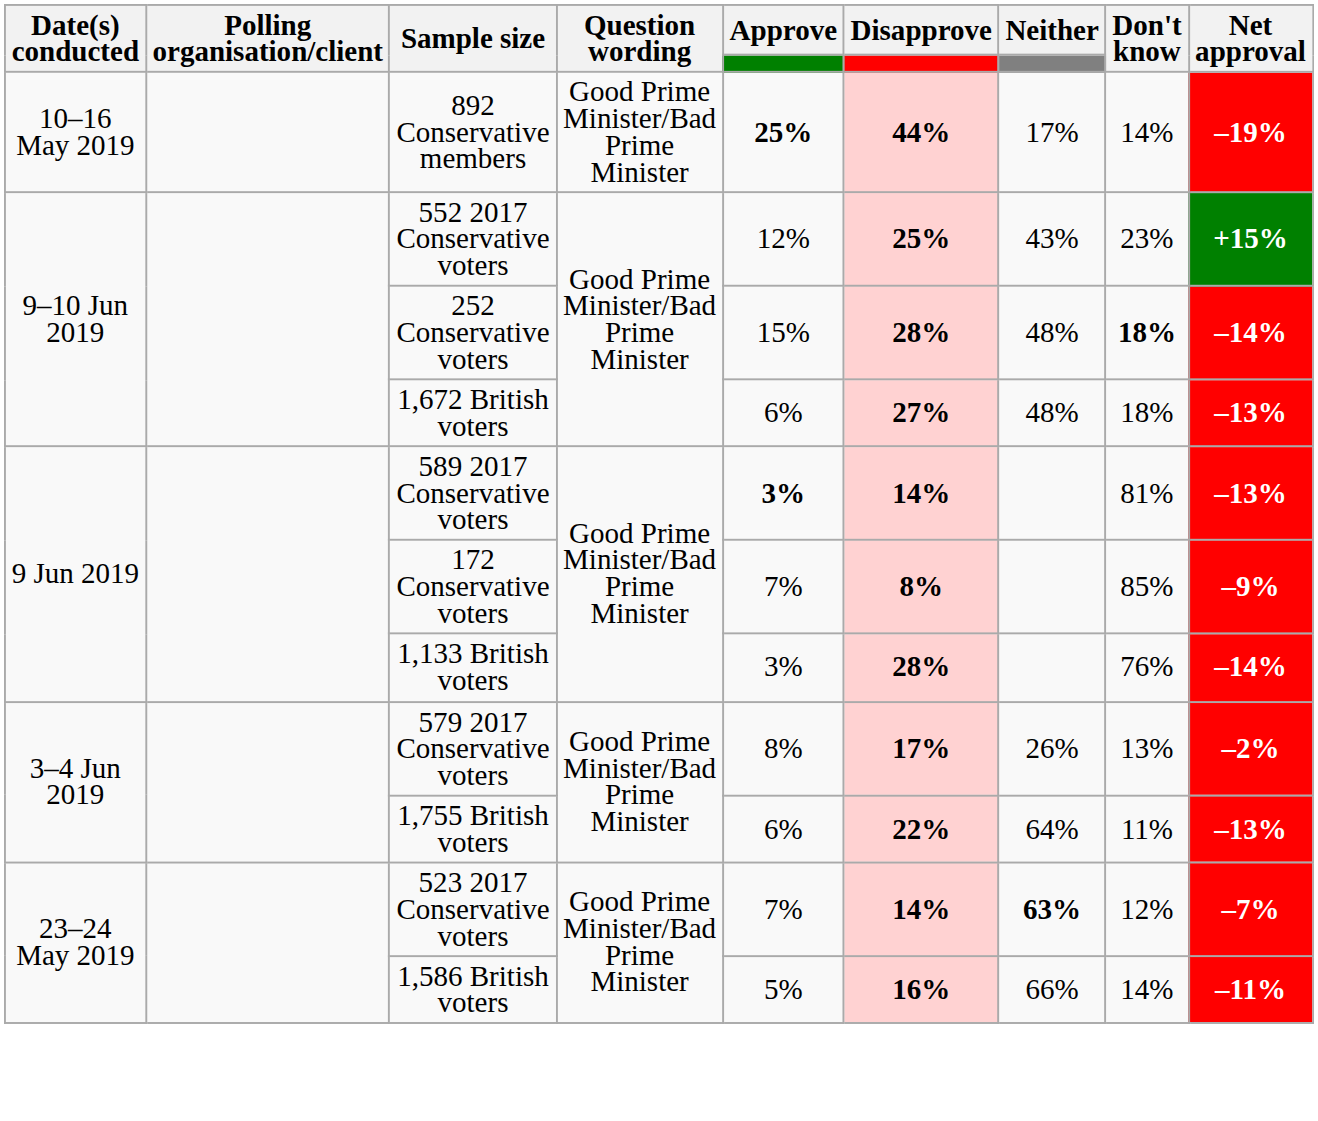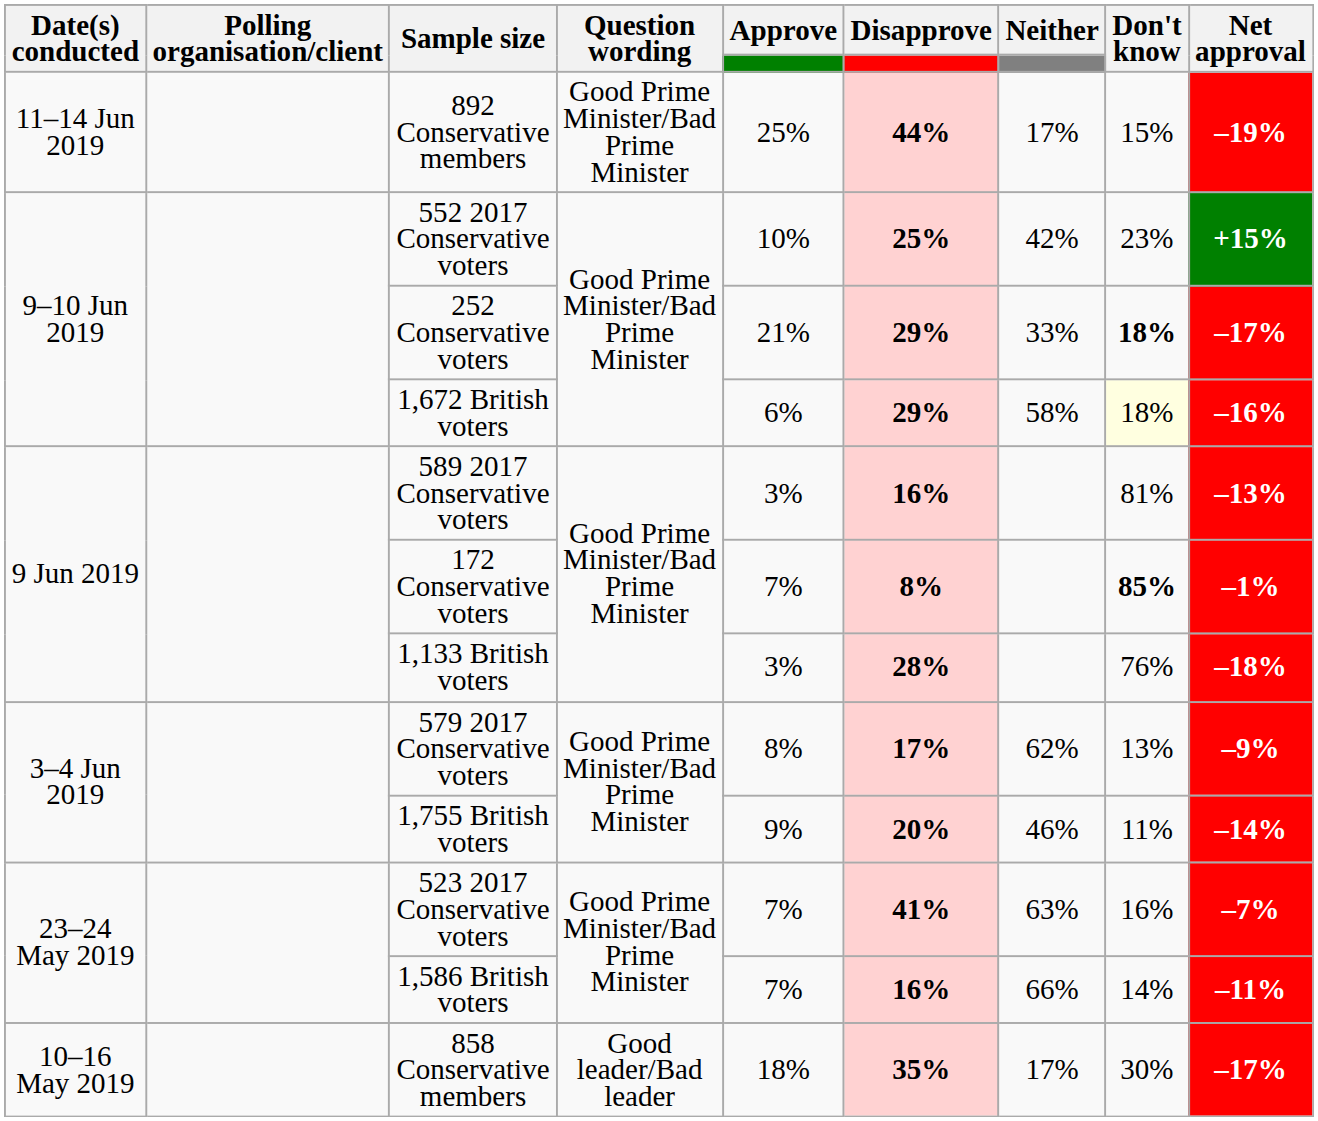(75, 131) 10–16 May 2019 -> (75, 131) 11–14 Jun 2019
(783, 131) bold -> (783, 131) normal
(1147, 131) 14% -> (1147, 131) 15%
(783, 238) 12% -> (783, 238) 10%
(1052, 238) 43% -> (1052, 238) 42%
(783, 332) 15% -> (783, 332) 21%
(921, 332) 28% -> (921, 332) 29%
(1052, 332) 48% -> (1052, 332) 33%
(1250, 332) –14% -> (1250, 332) –17%
(921, 413) 27% -> (921, 413) 29%
(1052, 413) 48% -> (1052, 413) 58%
(1147, 413) no background -> (1147, 413) lightyellow background
(1250, 413) –13% -> (1250, 413) –16%
(783, 493) bold -> (783, 493) normal
(921, 493) 14% -> (921, 493) 16%
(1147, 587) normal -> (1147, 587) bold
(1250, 587) –9% -> (1250, 587) –1%
(1250, 667) –14% -> (1250, 667) –18%
(1052, 747) 26% -> (1052, 747) 62%
(1250, 747) –2% -> (1250, 747) –9%
(783, 828) 6% -> (783, 828) 9%
(921, 828) 22% -> (921, 828) 20%
(1052, 828) 64% -> (1052, 828) 46%
(1250, 828) –13% -> (1250, 828) –14%
(921, 908) 14% -> (921, 908) 41%
(1052, 908) bold -> (1052, 908) normal
(1147, 908) 12% -> (1147, 908) 16%
(783, 988) 5% -> (783, 988) 7%
+ row: (473, 1069)
